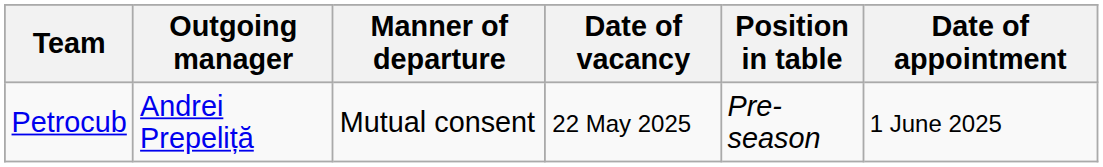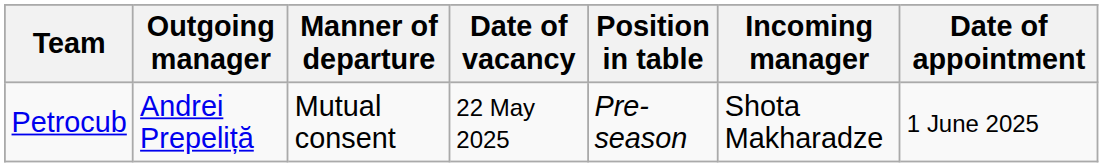+ column: (809, 43)
